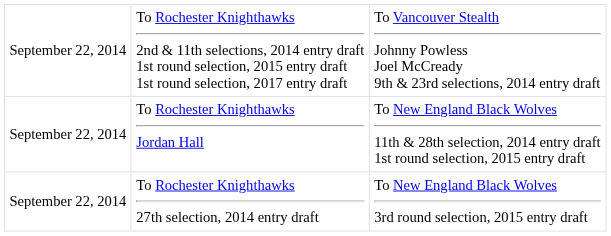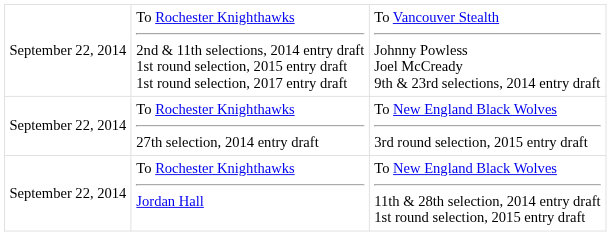rows swapped: (250, 201) <-> (250, 125)
